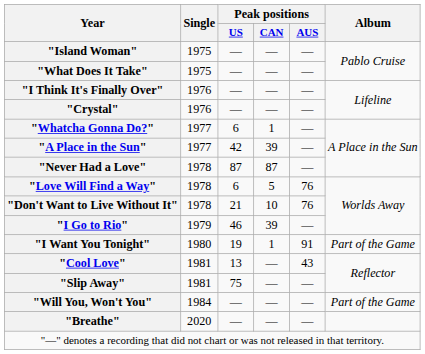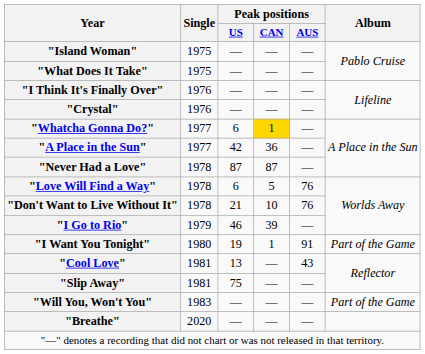(272, 128) no background -> (272, 128) gold background
(272, 147) 39 -> (272, 147) 36
(199, 302) 1984 -> (199, 302) 1983
